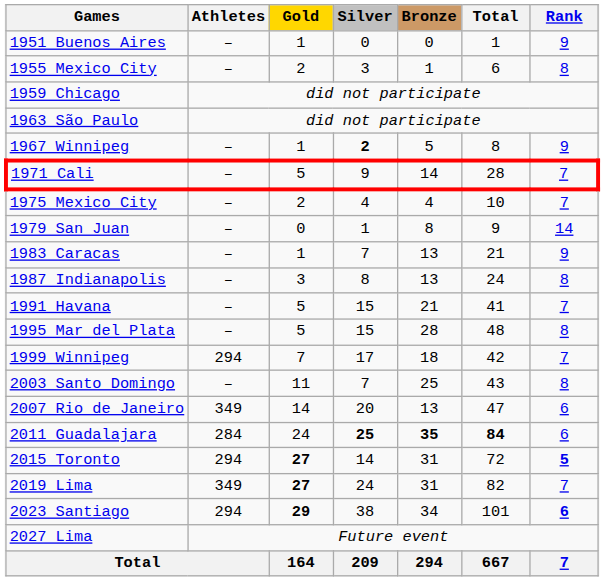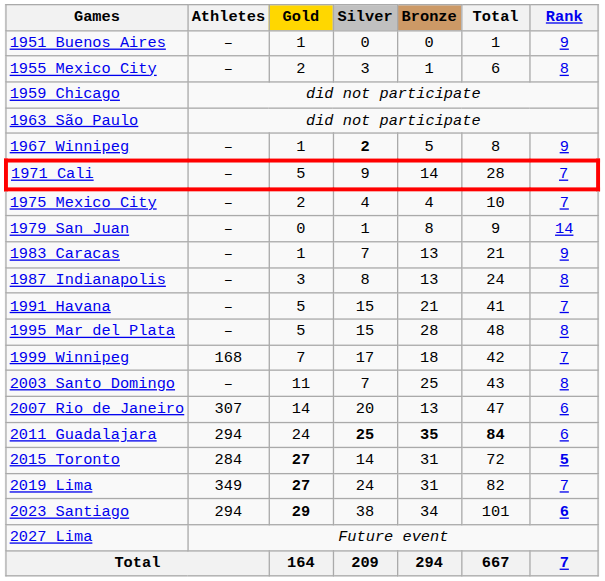(228, 357) 294 -> (228, 357) 168
(228, 409) 349 -> (228, 409) 307
(228, 434) 284 -> (228, 434) 294
(228, 460) 294 -> (228, 460) 284
